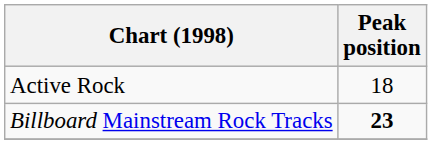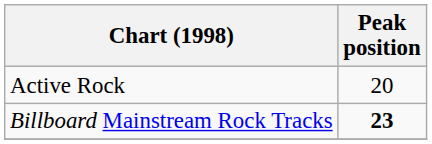(382, 84) 18 -> (382, 84) 20
